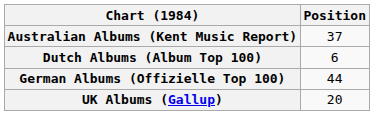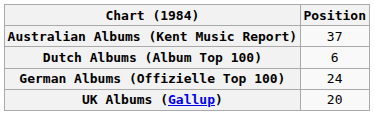(335, 79) 44 -> (335, 79) 24
